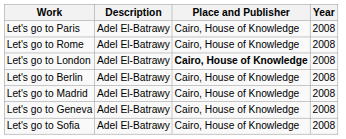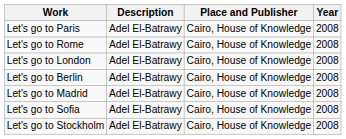(241, 61) bold -> (249, 61) normal
- row: (50, 110)
+ row: (55, 126)
